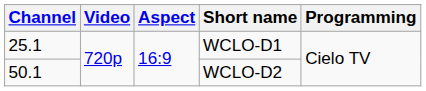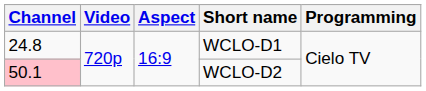(25, 45) 25.1 -> (25, 45) 24.8
(25, 72) no background -> (25, 72) pink background
